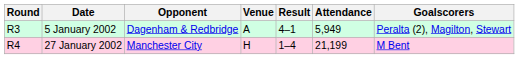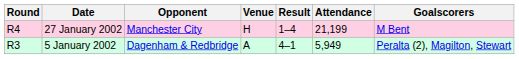rows swapped: (80, 29) <-> (83, 45)
